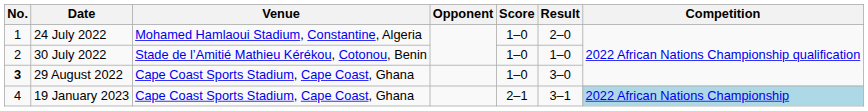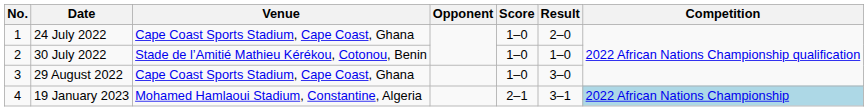(279, 34) Mohamed Hamlaoui Stadium, Constantine, Algeria -> (275, 34) Cape Coast Sports Stadium, Cape Coast, Ghana
(18, 75) bold -> (18, 75) normal
(275, 95) Cape Coast Sports Stadium, Cape Coast, Ghana -> (279, 95) Mohamed Hamlaoui Stadium, Constantine, Algeria
